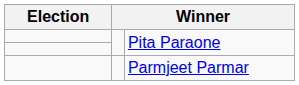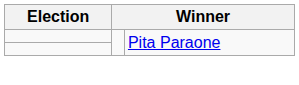- row: (58, 68)
